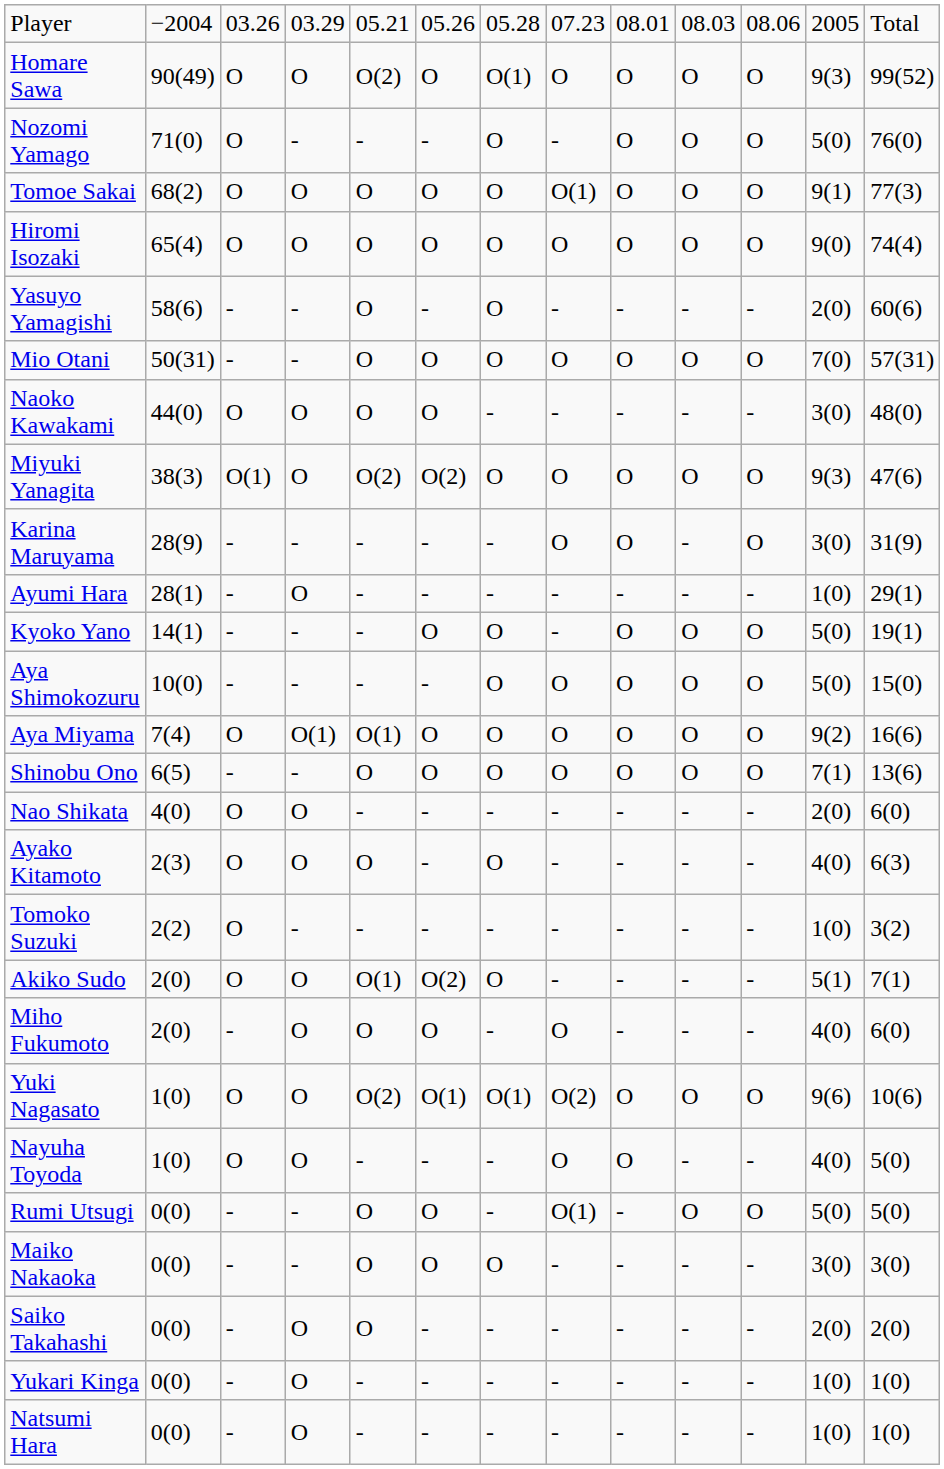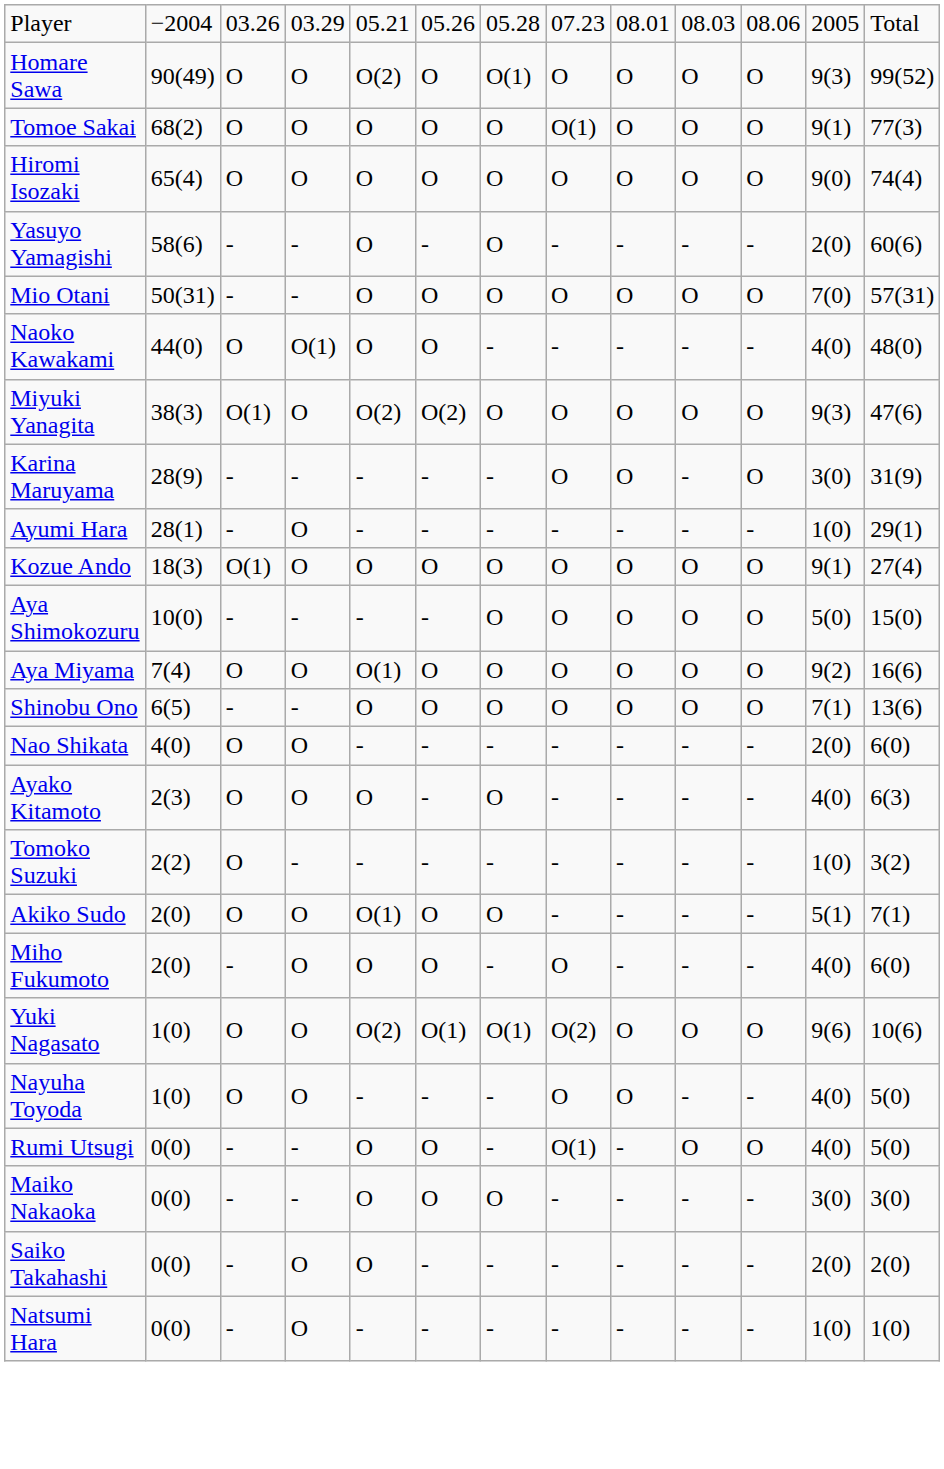- row: (50, 140)
(299, 411) O -> (313, 346) O(1)
(831, 411) 3(0) -> (831, 346) 4(0)
+ row: (71, 566)
- row: (70, 631)
(313, 734) O(1) -> (299, 669) O
(444, 978) O(2) -> (430, 913) O
(831, 1211) 5(0) -> (831, 1146) 4(0)
- row: (75, 1380)
